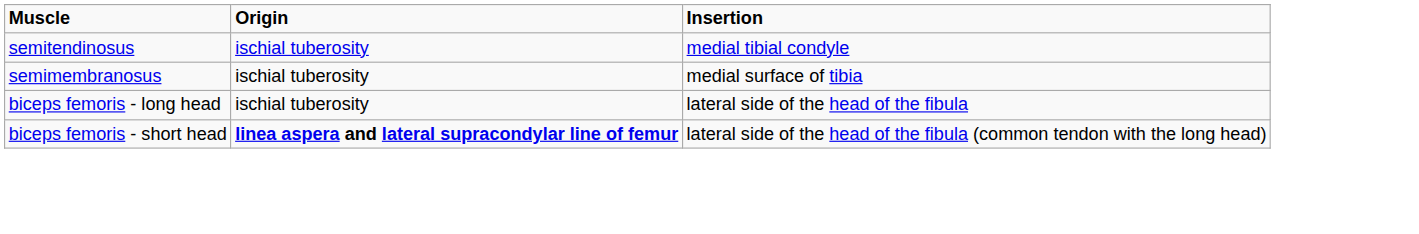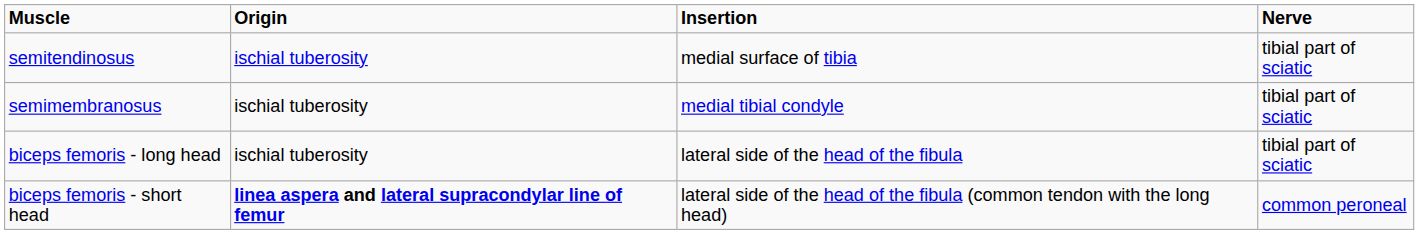+ column: (1287, 18)
(768, 47) medial tibial condyle -> (769, 57) medial surface of tibia
(775, 76) medial surface of tibia -> (762, 106) medial tibial condyle
